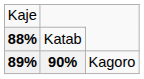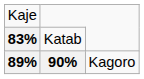(22, 39) 88% -> (22, 39) 83%
